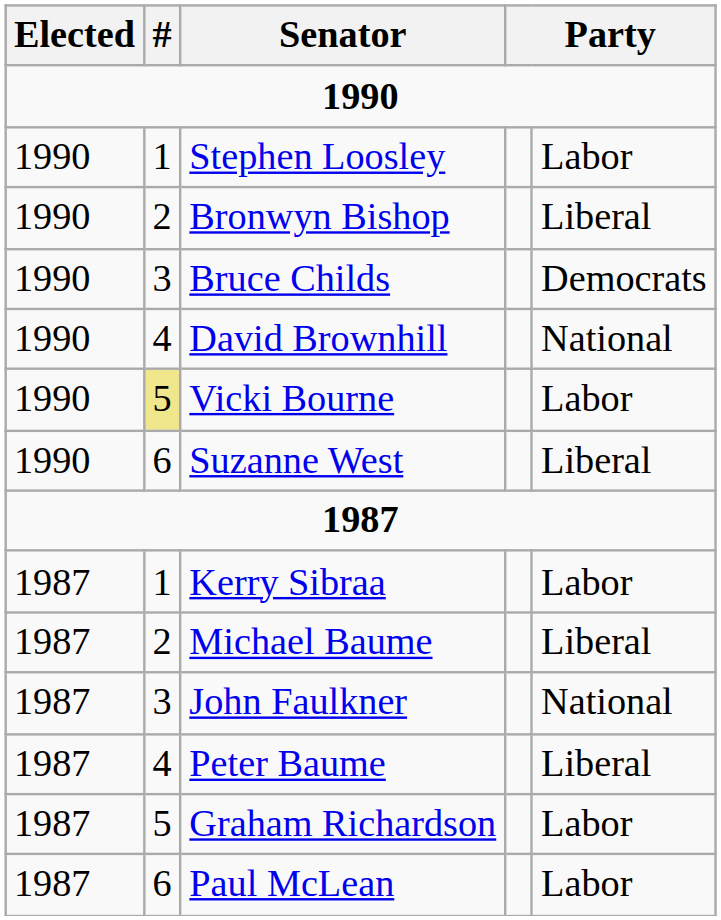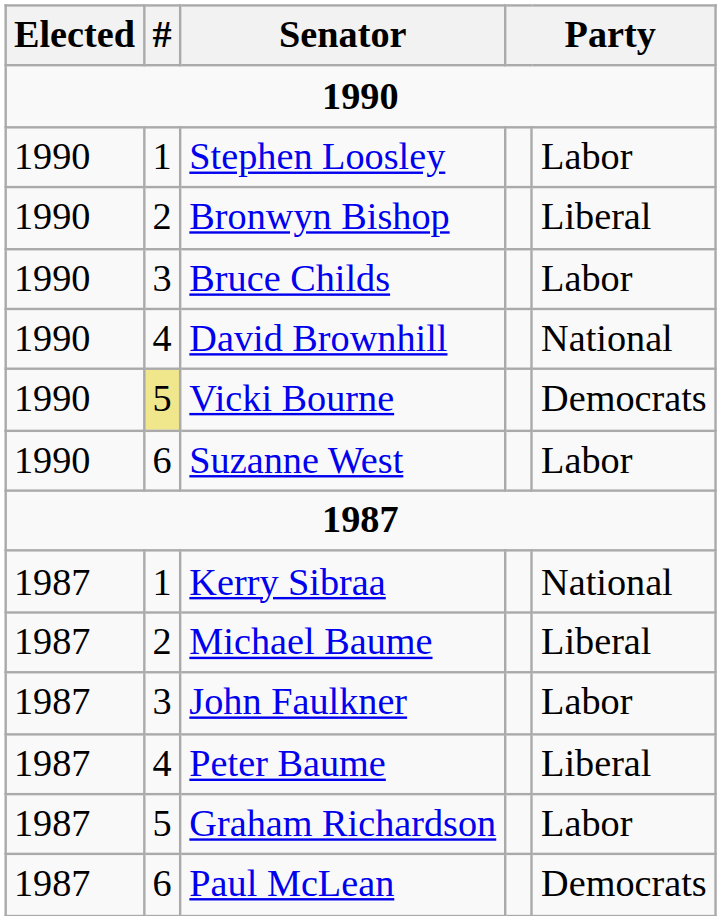(624, 277) Democrats -> (587, 277) Labor
(587, 398) Labor -> (624, 398) Democrats
(596, 459) Liberal -> (587, 459) Labor
(587, 580) Labor -> (607, 580) National
(607, 702) National -> (587, 702) Labor
(587, 884) Labor -> (624, 884) Democrats
